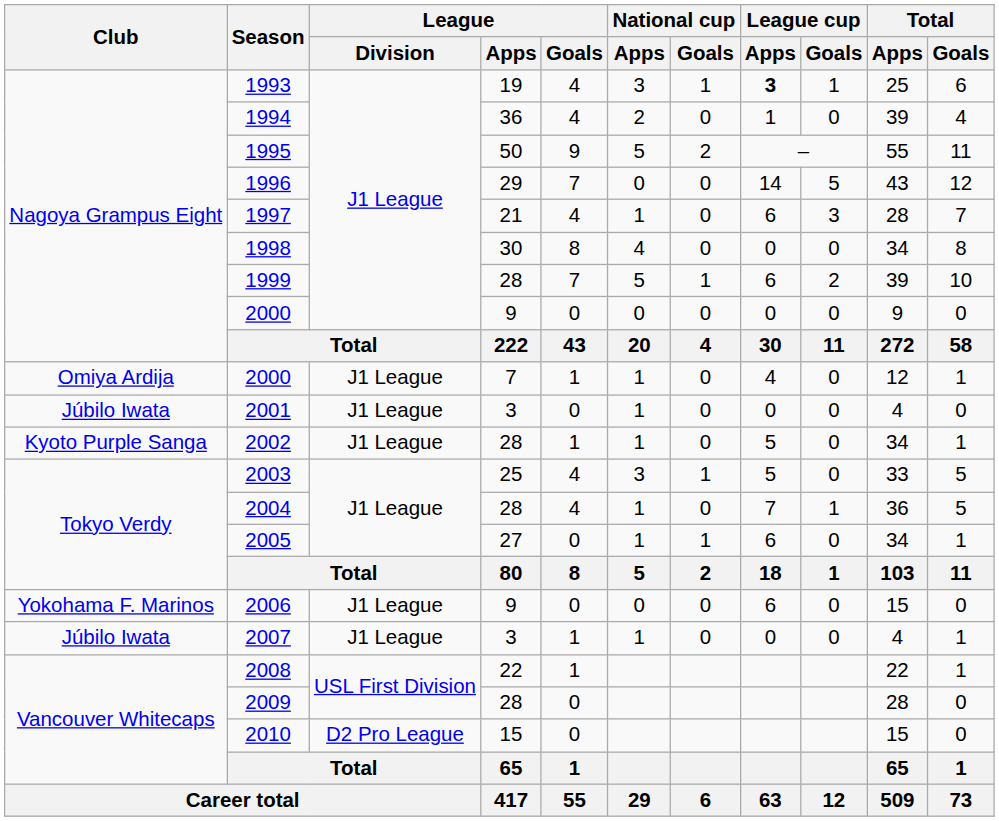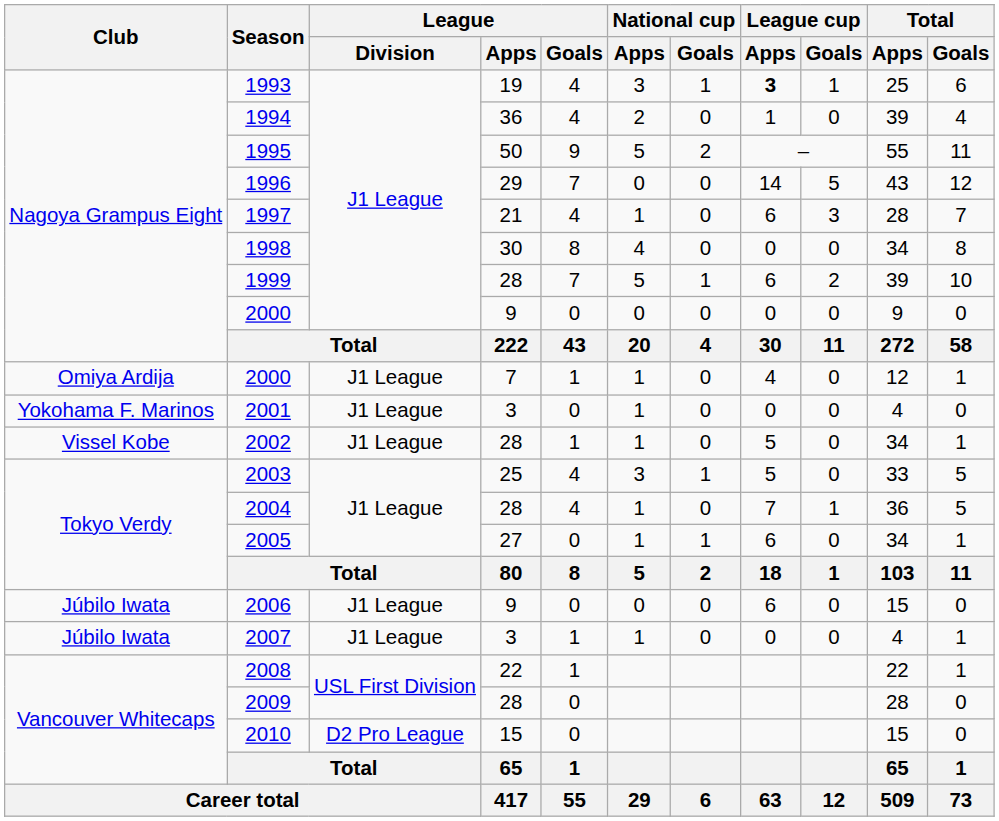(116, 410) Júbilo Iwata -> (116, 410) Yokohama F. Marinos
(116, 442) Kyoto Purple Sanga -> (116, 442) Vissel Kobe
(116, 605) Yokohama F. Marinos -> (116, 605) Júbilo Iwata
